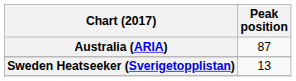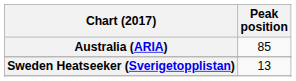(264, 47) 87 -> (264, 47) 85
